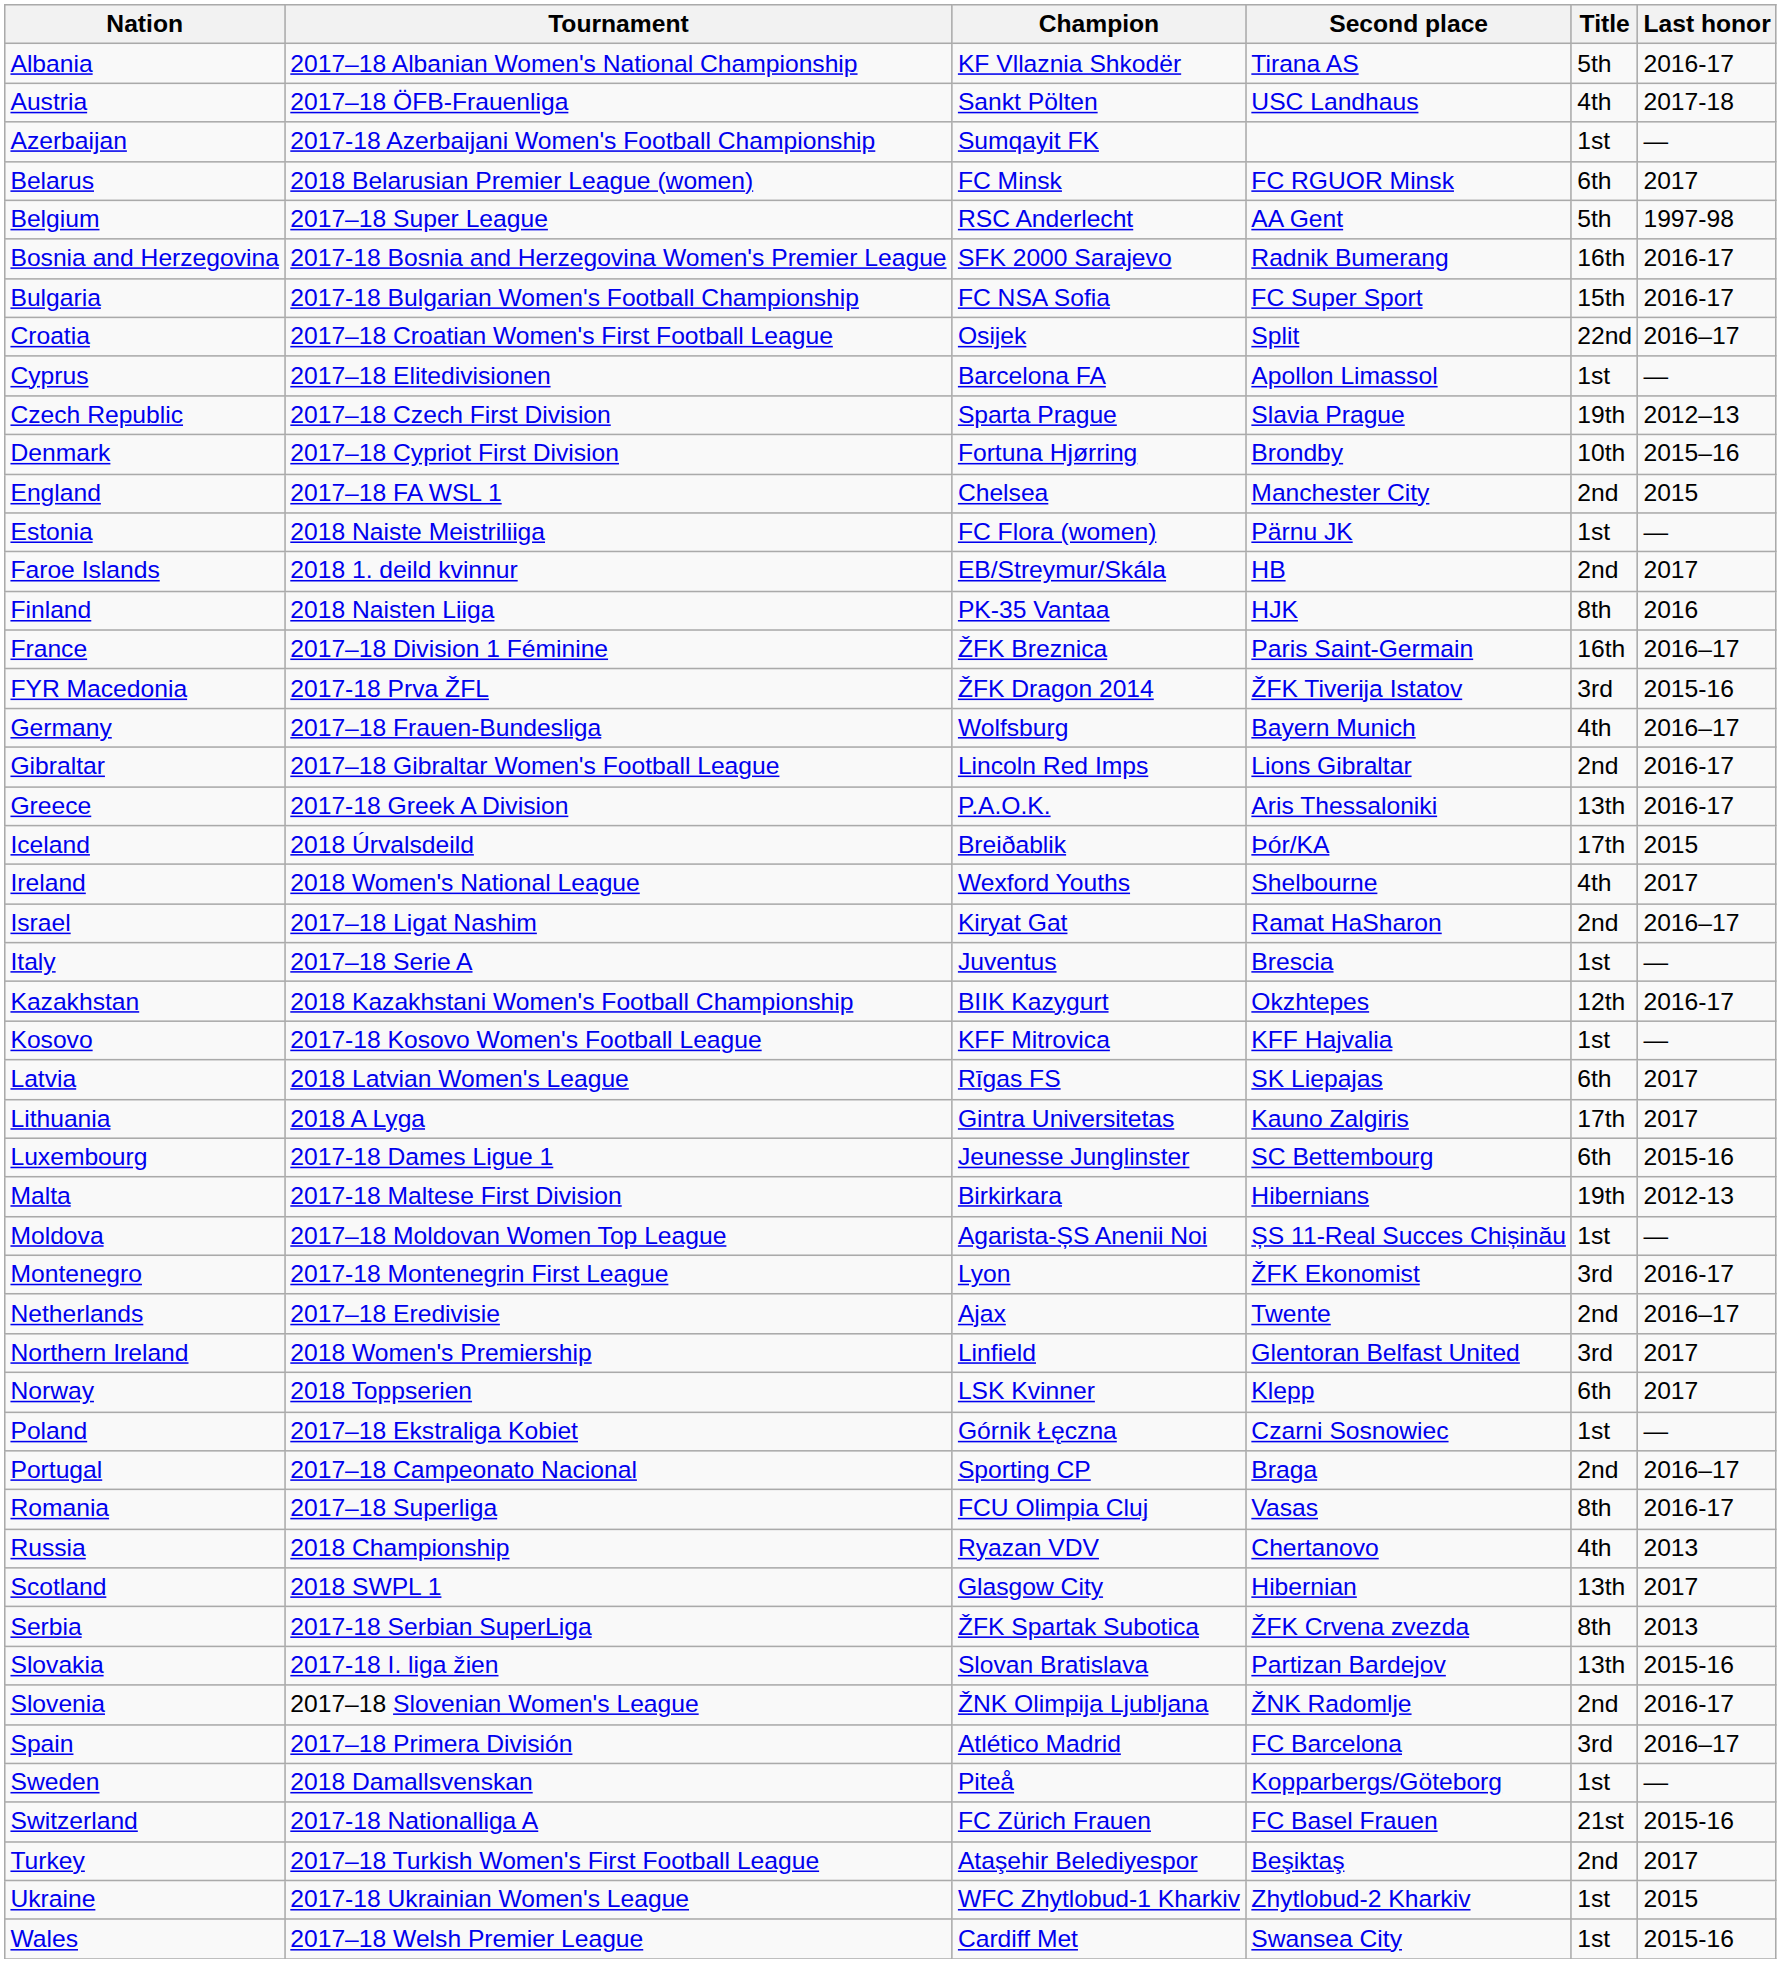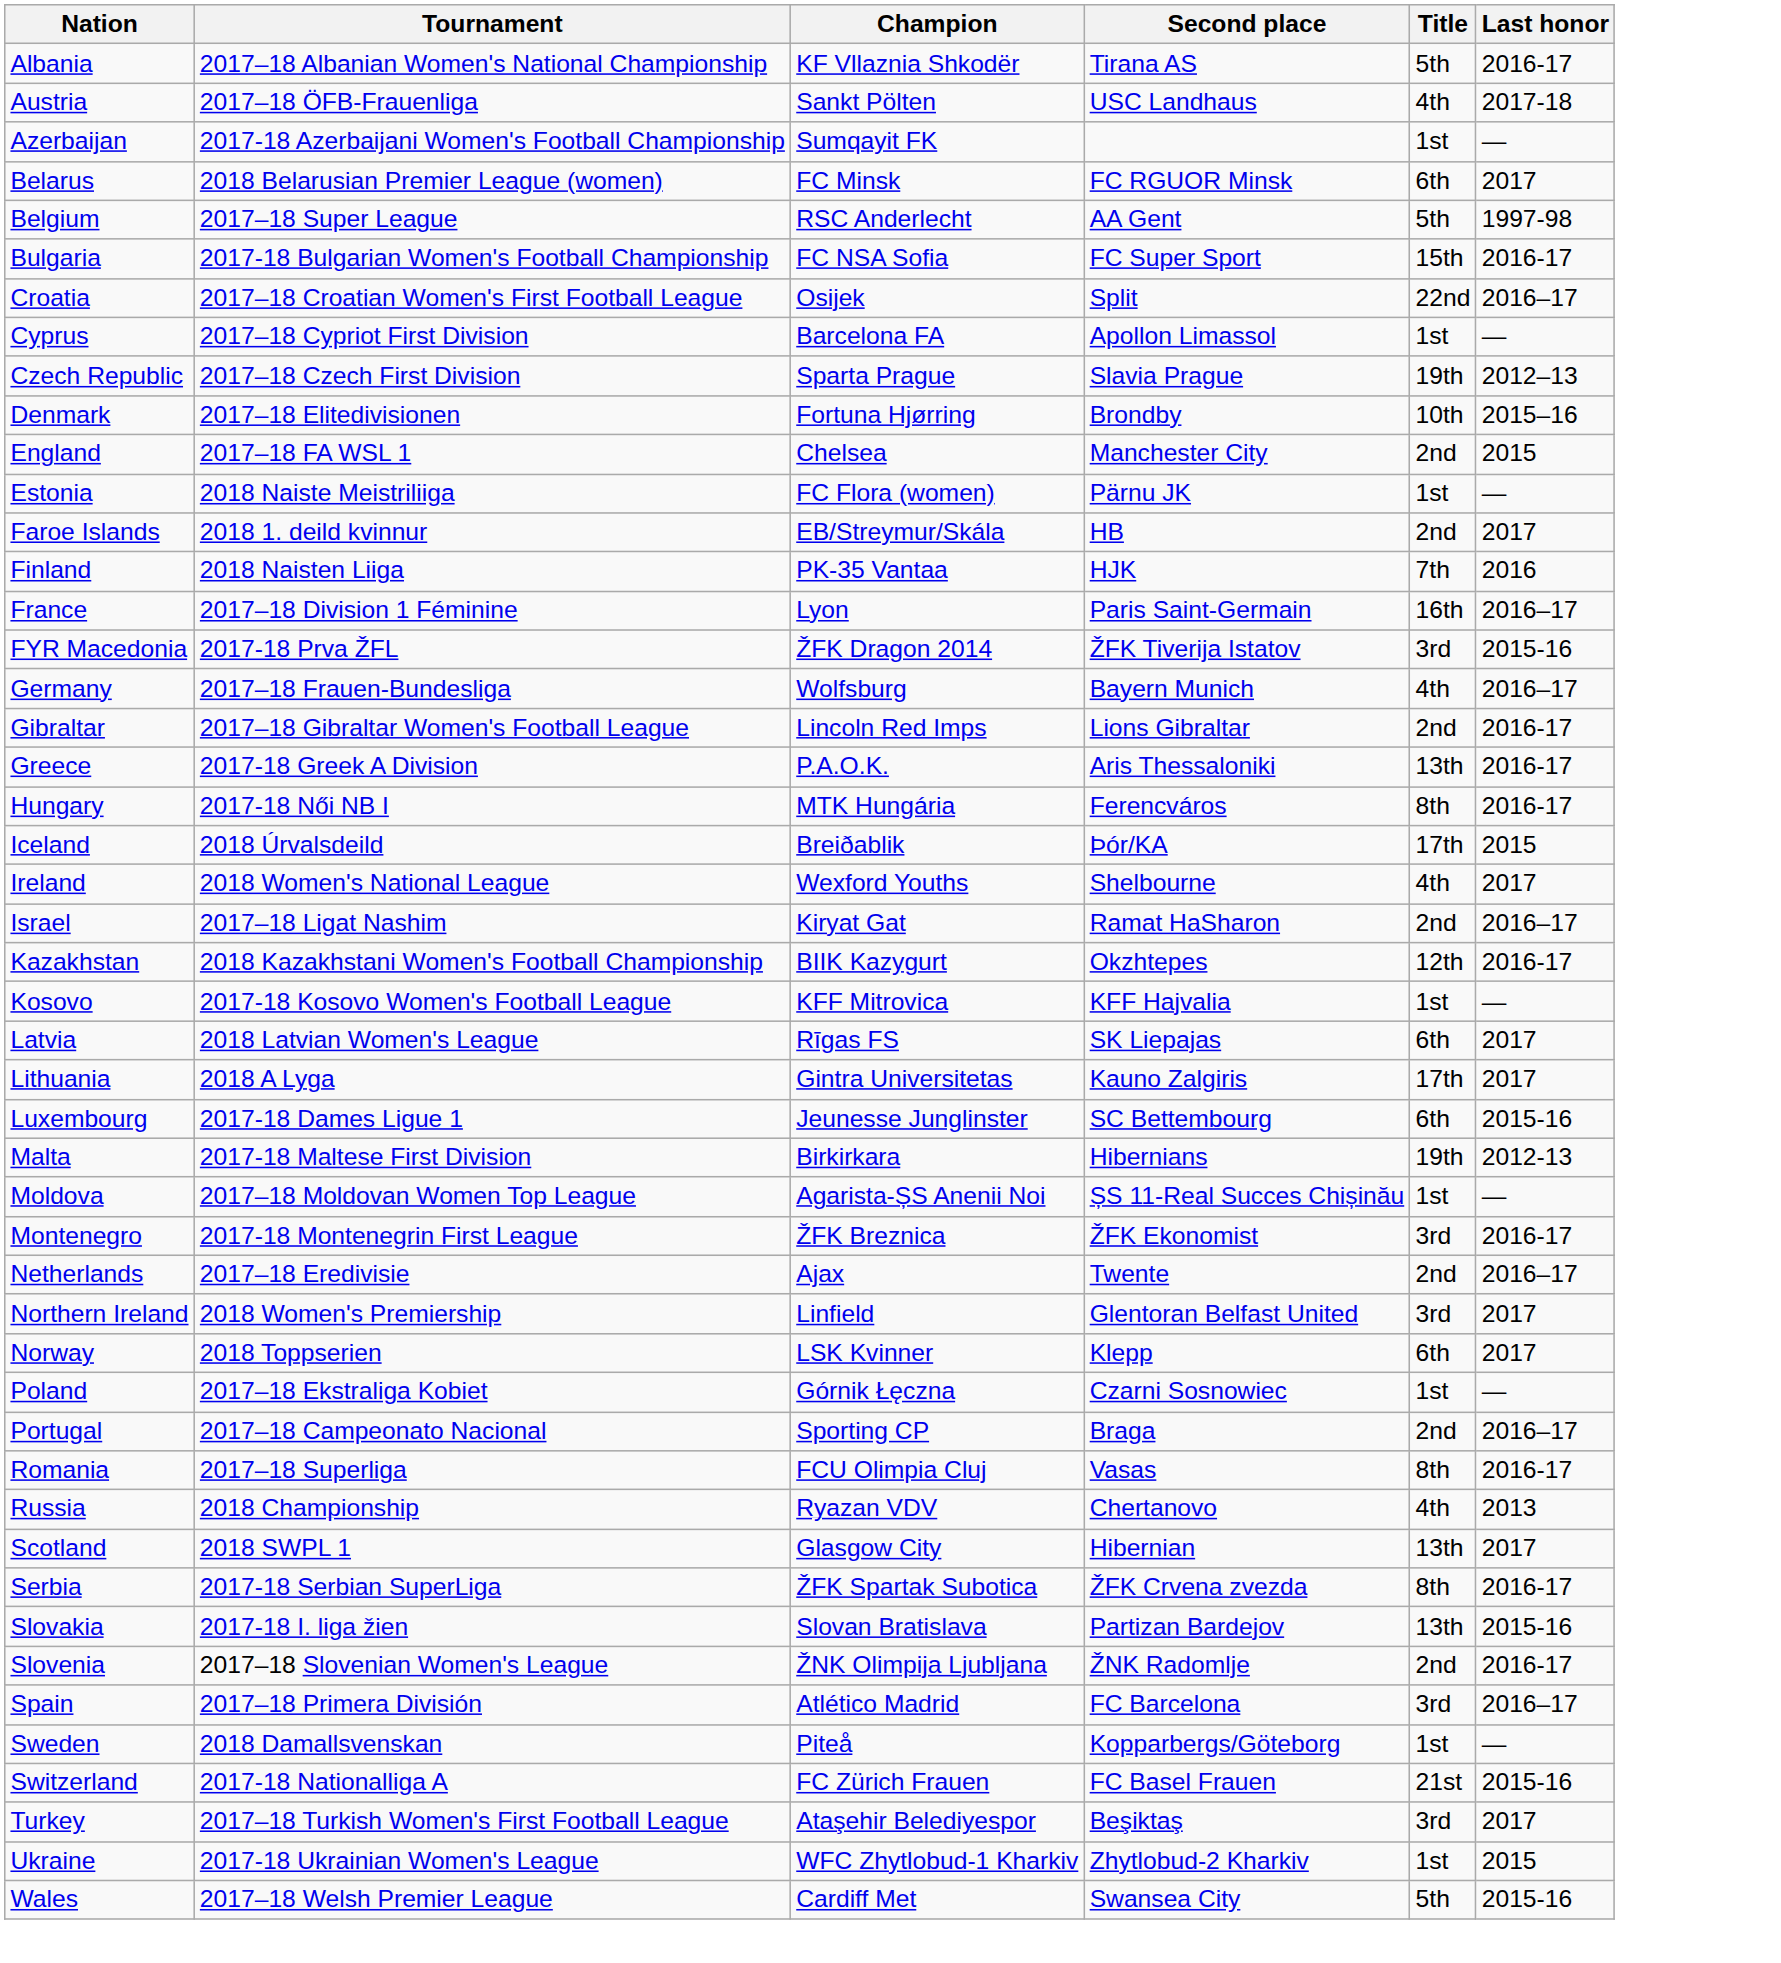- row: (145, 258)
(420, 375) 2017–18 Elitedivisionen -> (364, 336) 2017–18 Cypriot First Division
(455, 453) 2017–18 Cypriot First Division -> (330, 414) 2017–18 Elitedivisionen
(1594, 610) 8th -> (1433, 571) 7th
(1033, 649) ŽFK Breznica -> (822, 610) Lyon
+ row: (57, 805)
- row: (33, 961)
(984, 1274) Lyon -> (871, 1235) ŽFK Breznica
(1671, 1626) 2013 -> (1527, 1587) 2016-17
(1598, 1860) 2nd -> (1433, 1821) 3rd
(1594, 1938) 1st -> (1433, 1899) 5th
